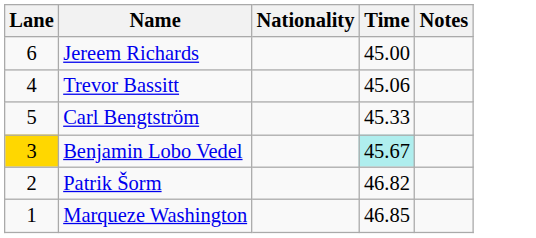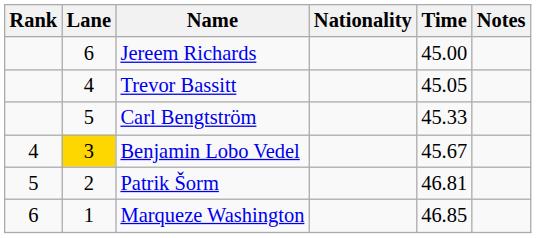+ column: (33, 20)
(387, 85) 45.06 -> (444, 85) 45.05
(387, 150) paleturquoise background -> (444, 150) no background
(387, 183) 46.82 -> (444, 183) 46.81
